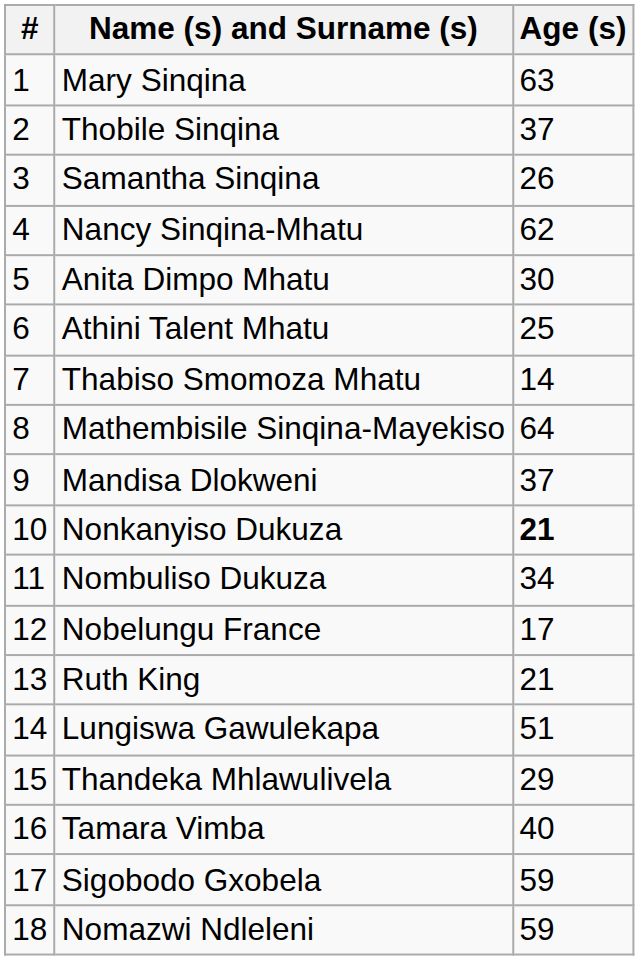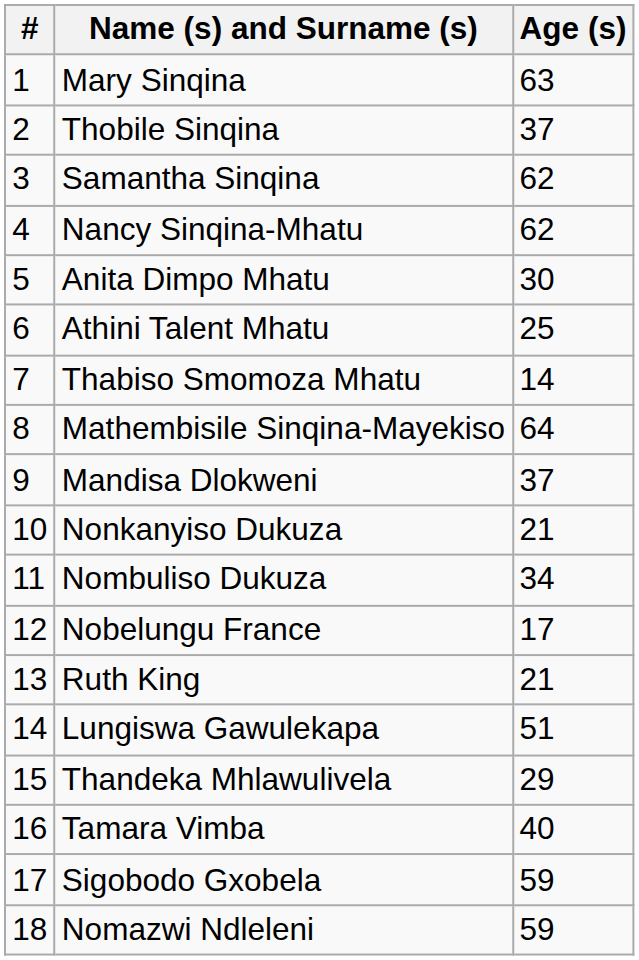(537, 179) 26 -> (537, 179) 62
(537, 529) bold -> (537, 529) normal
